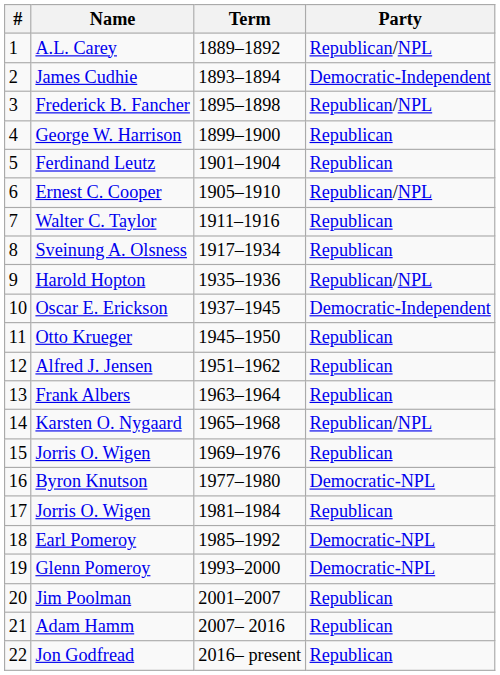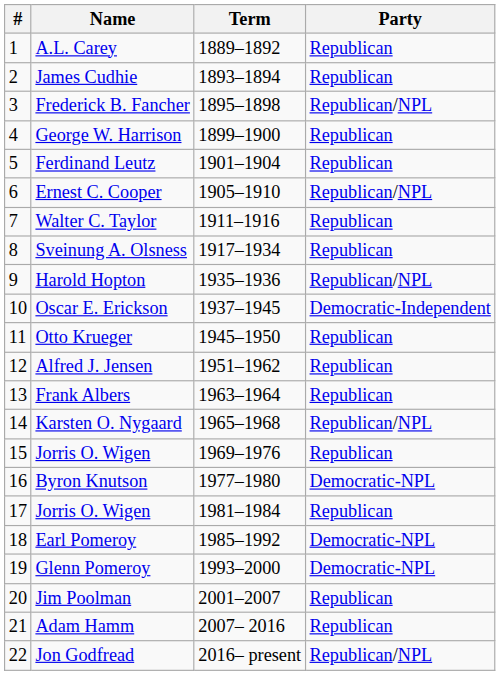(371, 47) Republican/NPL -> (351, 47) Republican
(400, 76) Democratic-Independent -> (351, 76) Republican
(351, 655) Republican -> (371, 655) Republican/NPL
